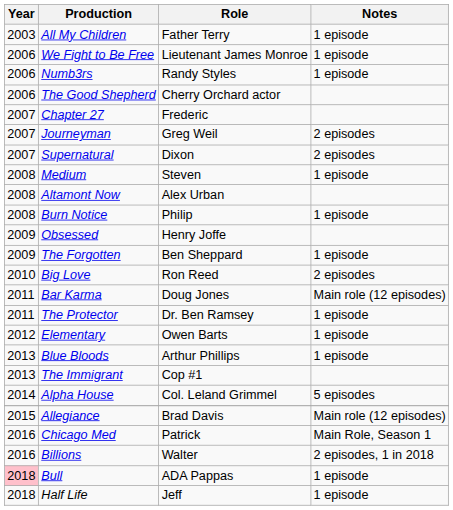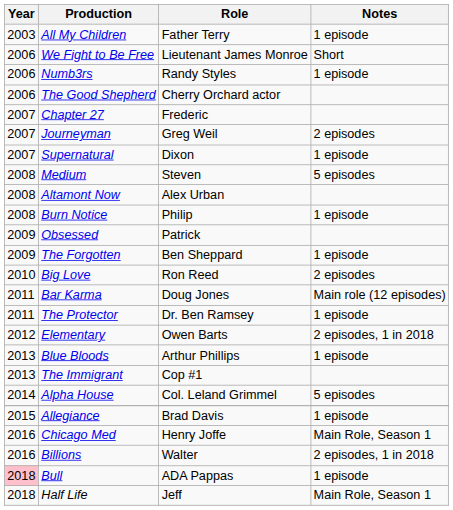(341, 54) 1 episode -> (329, 54) Short
(344, 154) 2 episodes -> (341, 154) 1 episode
(341, 174) 1 episode -> (344, 174) 5 episodes
(194, 235) Henry Joffe -> (181, 235) Patrick
(341, 335) 1 episode -> (374, 335) 2 episodes, 1 in 2018
(380, 415) Main role (12 episodes) -> (341, 415) 1 episode
(181, 435) Patrick -> (194, 435) Henry Joffe
(341, 495) 1 episode -> (372, 495) Main Role, Season 1
